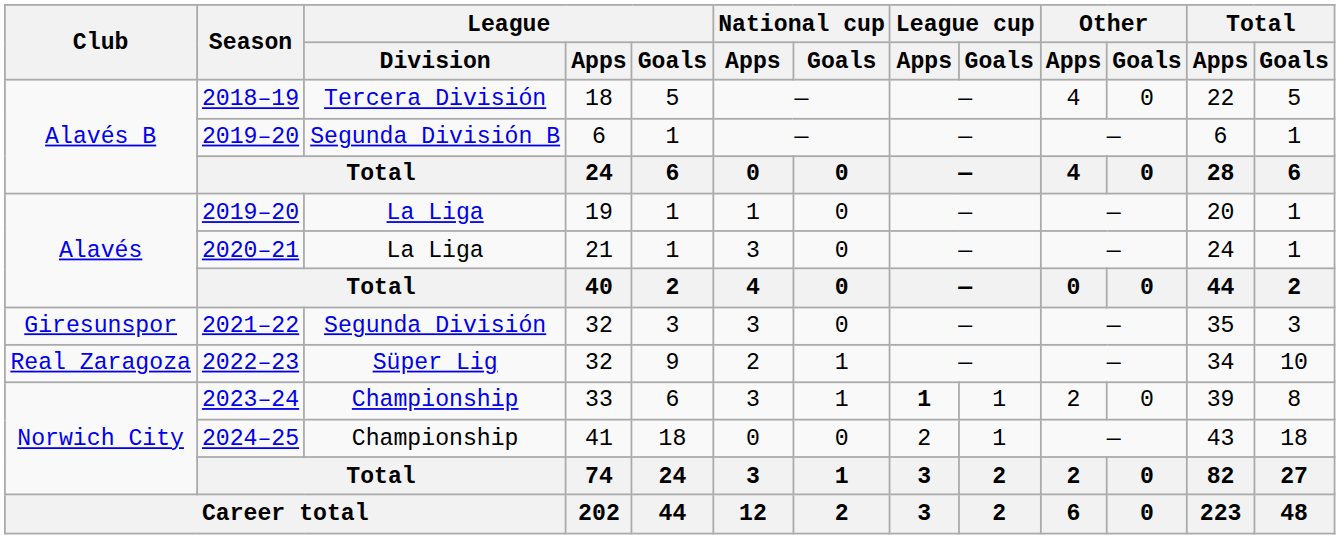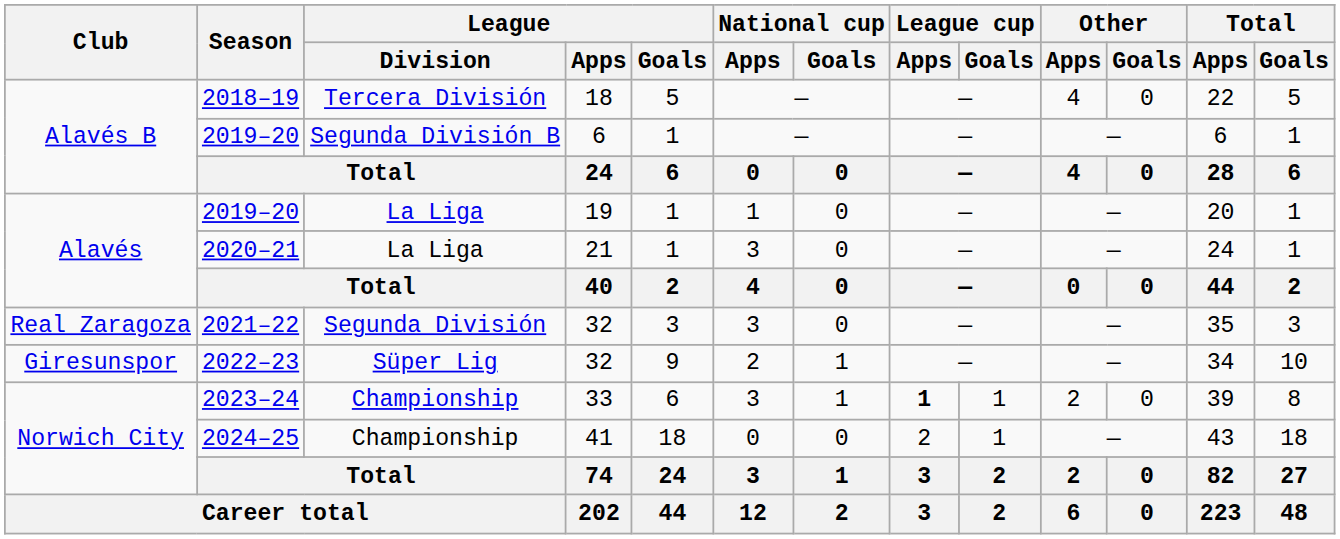(101, 325) Giresunspor -> (101, 325) Real Zaragoza
(101, 363) Real Zaragoza -> (101, 363) Giresunspor
